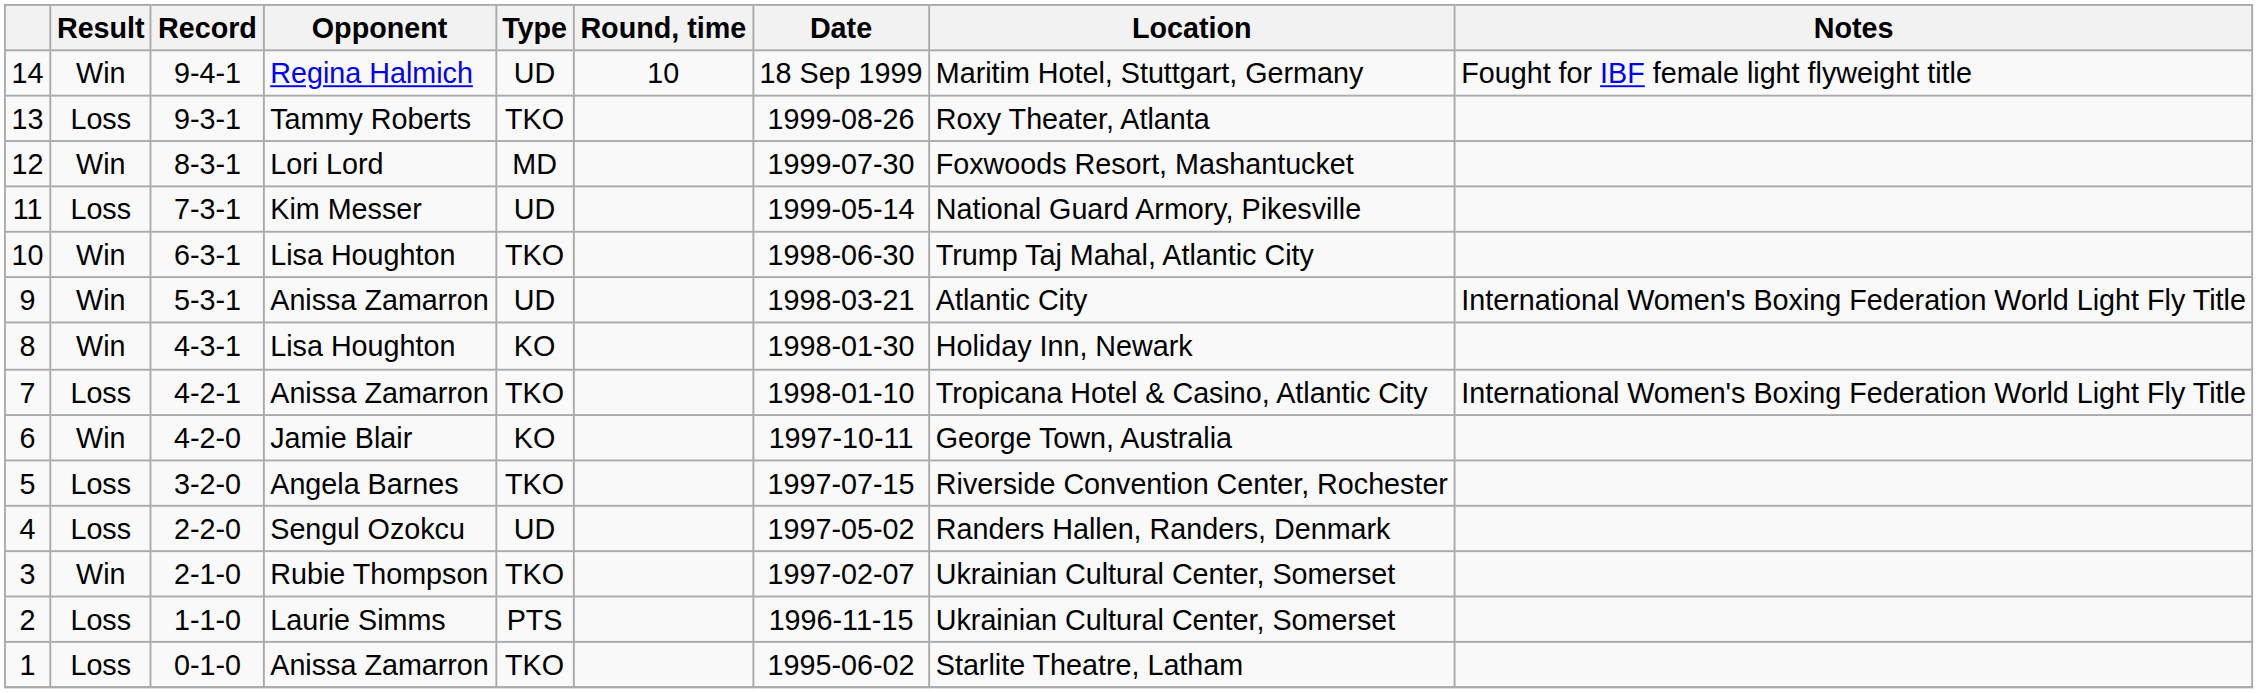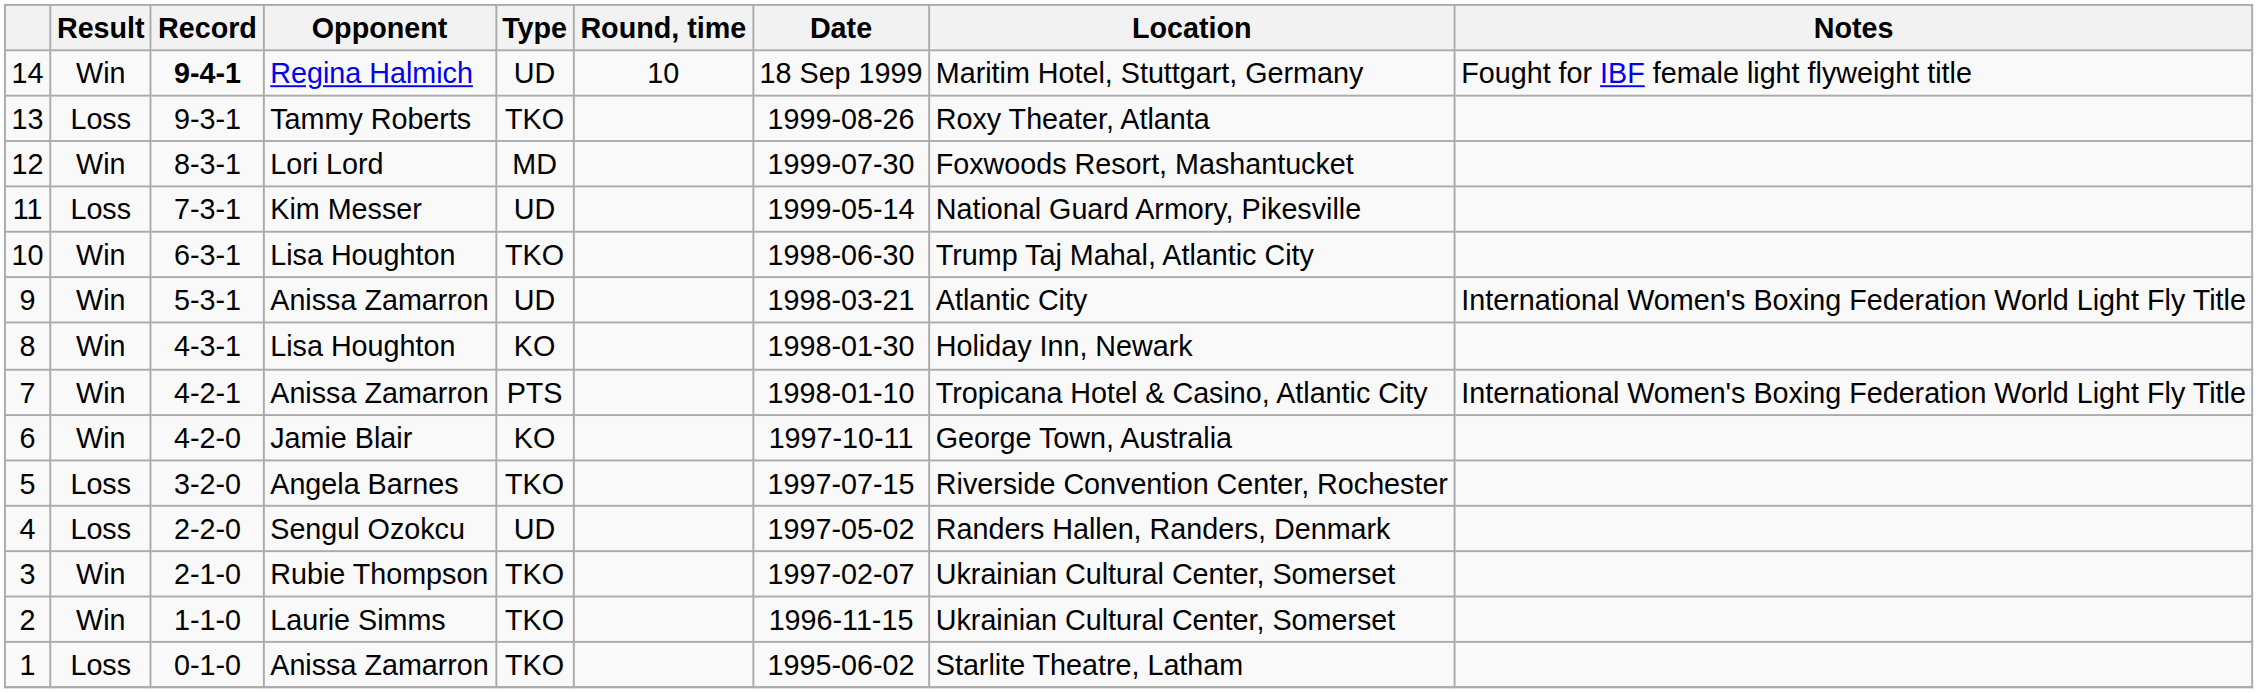(207, 73) normal -> (207, 73) bold
(101, 392) Loss -> (101, 392) Win
(535, 392) TKO -> (535, 392) PTS
(101, 619) Loss -> (101, 619) Win
(535, 619) PTS -> (535, 619) TKO
